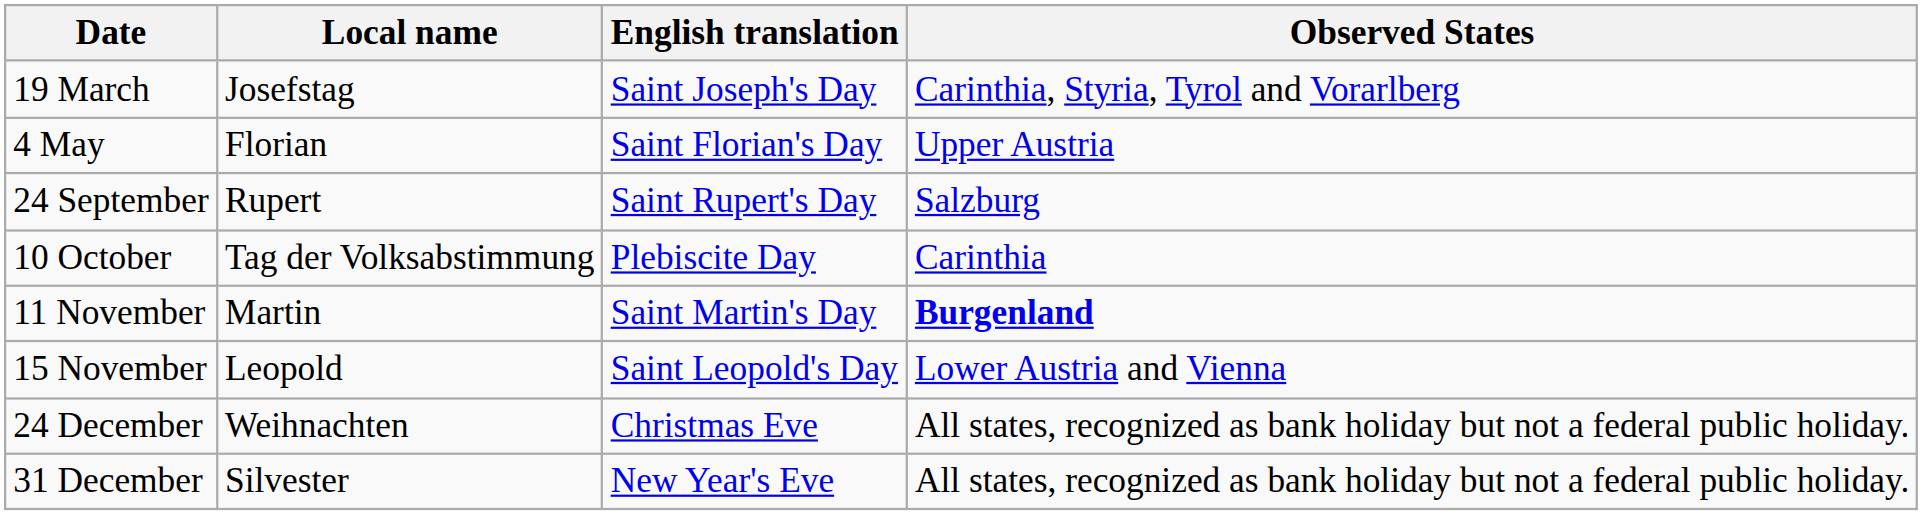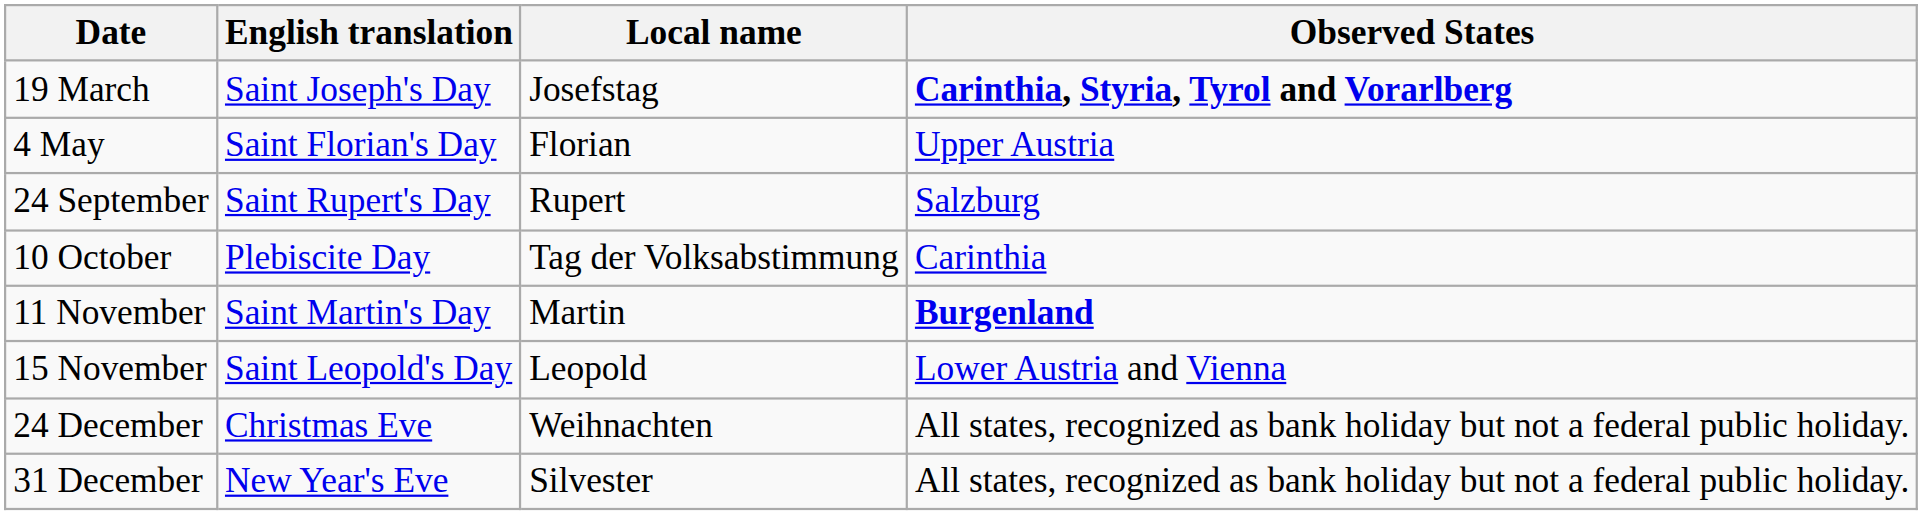columns swapped: (755, 32) <-> (410, 32)
(1187, 88) normal -> (1214, 88) bold
